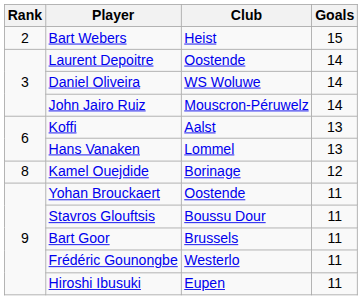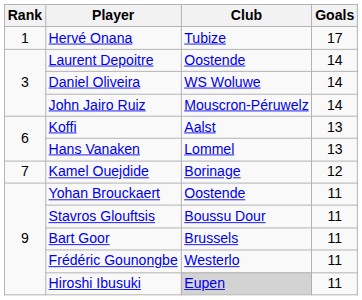+ row: (90, 37)
- row: (88, 37)
(25, 171) 8 -> (25, 171) 7
(205, 283) no background -> (205, 283) lightgrey background
